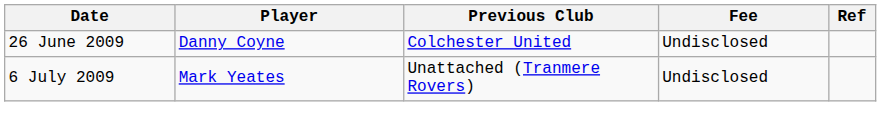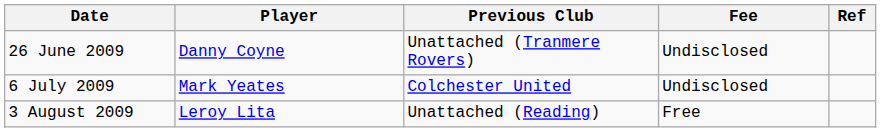(489, 44) Colchester United -> (504, 53) Unattached (Tranmere Rovers)
(504, 79) Unattached (Tranmere Rovers) -> (489, 88) Colchester United
+ row: (71, 114)
